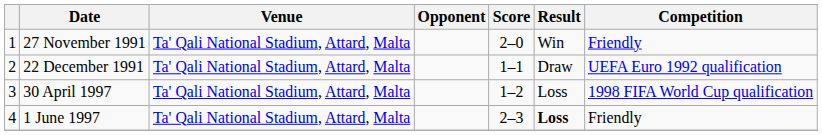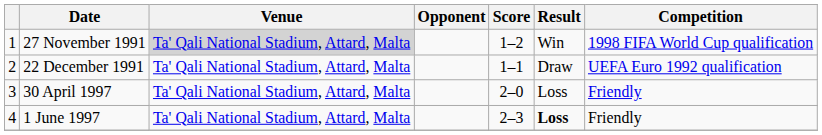(282, 42) no background -> (282, 42) lightgrey background
(511, 42) 2–0 -> (511, 42) 1–2
(615, 42) Friendly -> (701, 42) 1998 FIFA World Cup qualification
(511, 92) 1–2 -> (511, 92) 2–0
(701, 92) 1998 FIFA World Cup qualification -> (615, 92) Friendly
